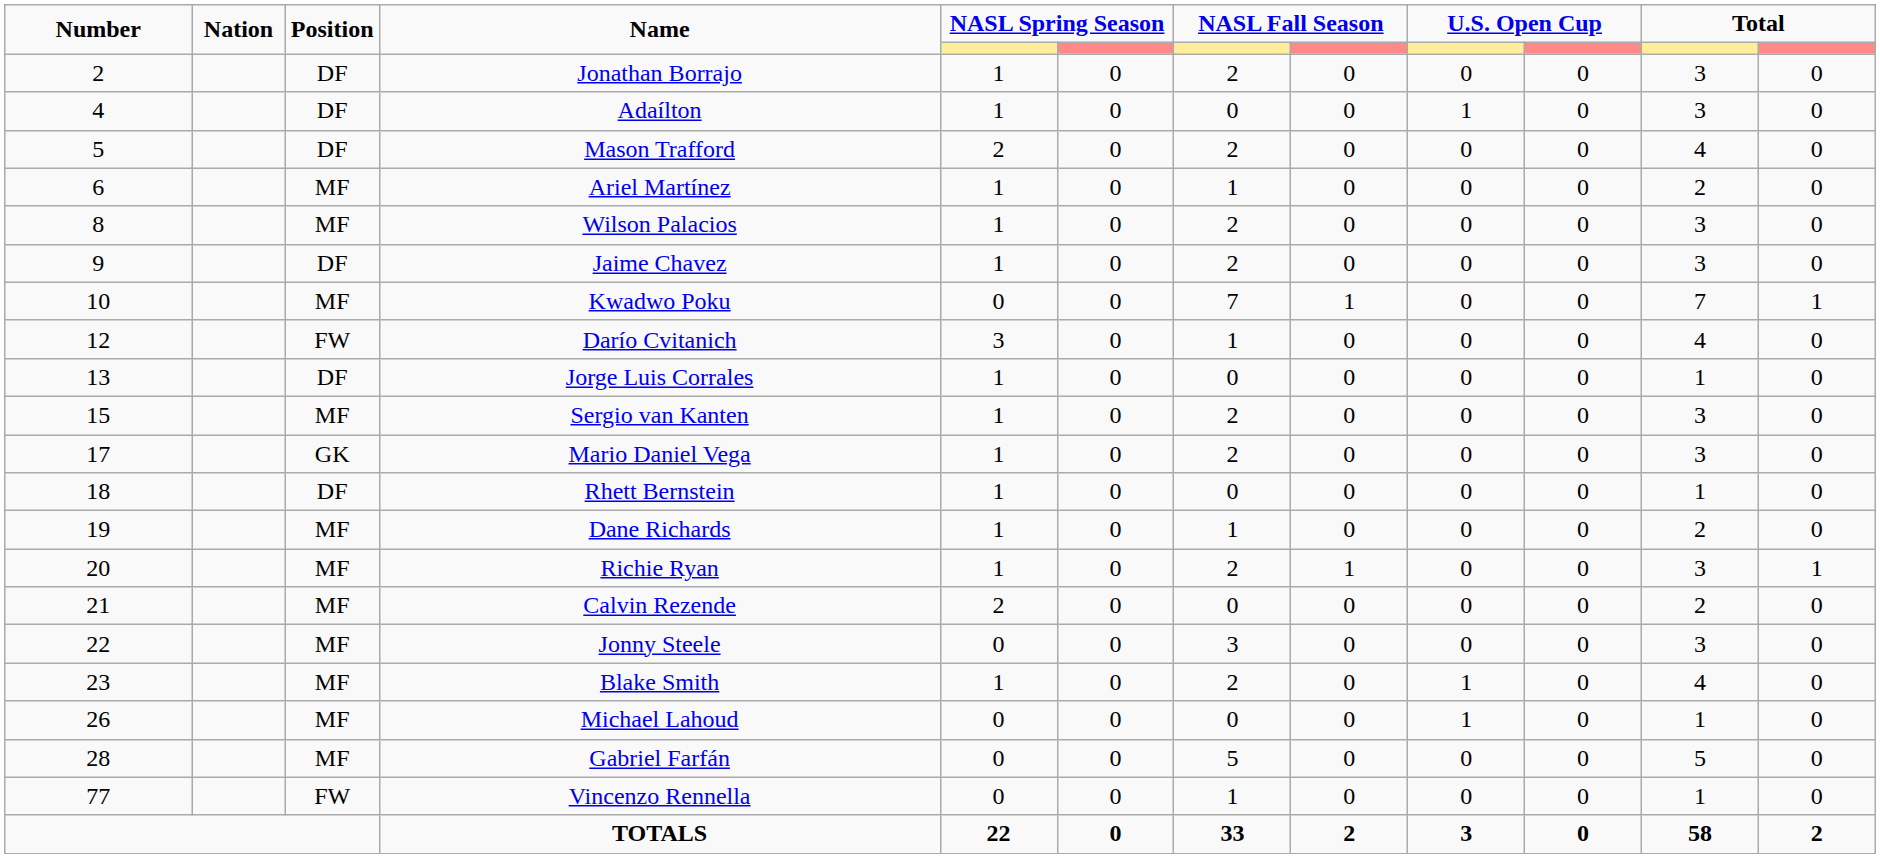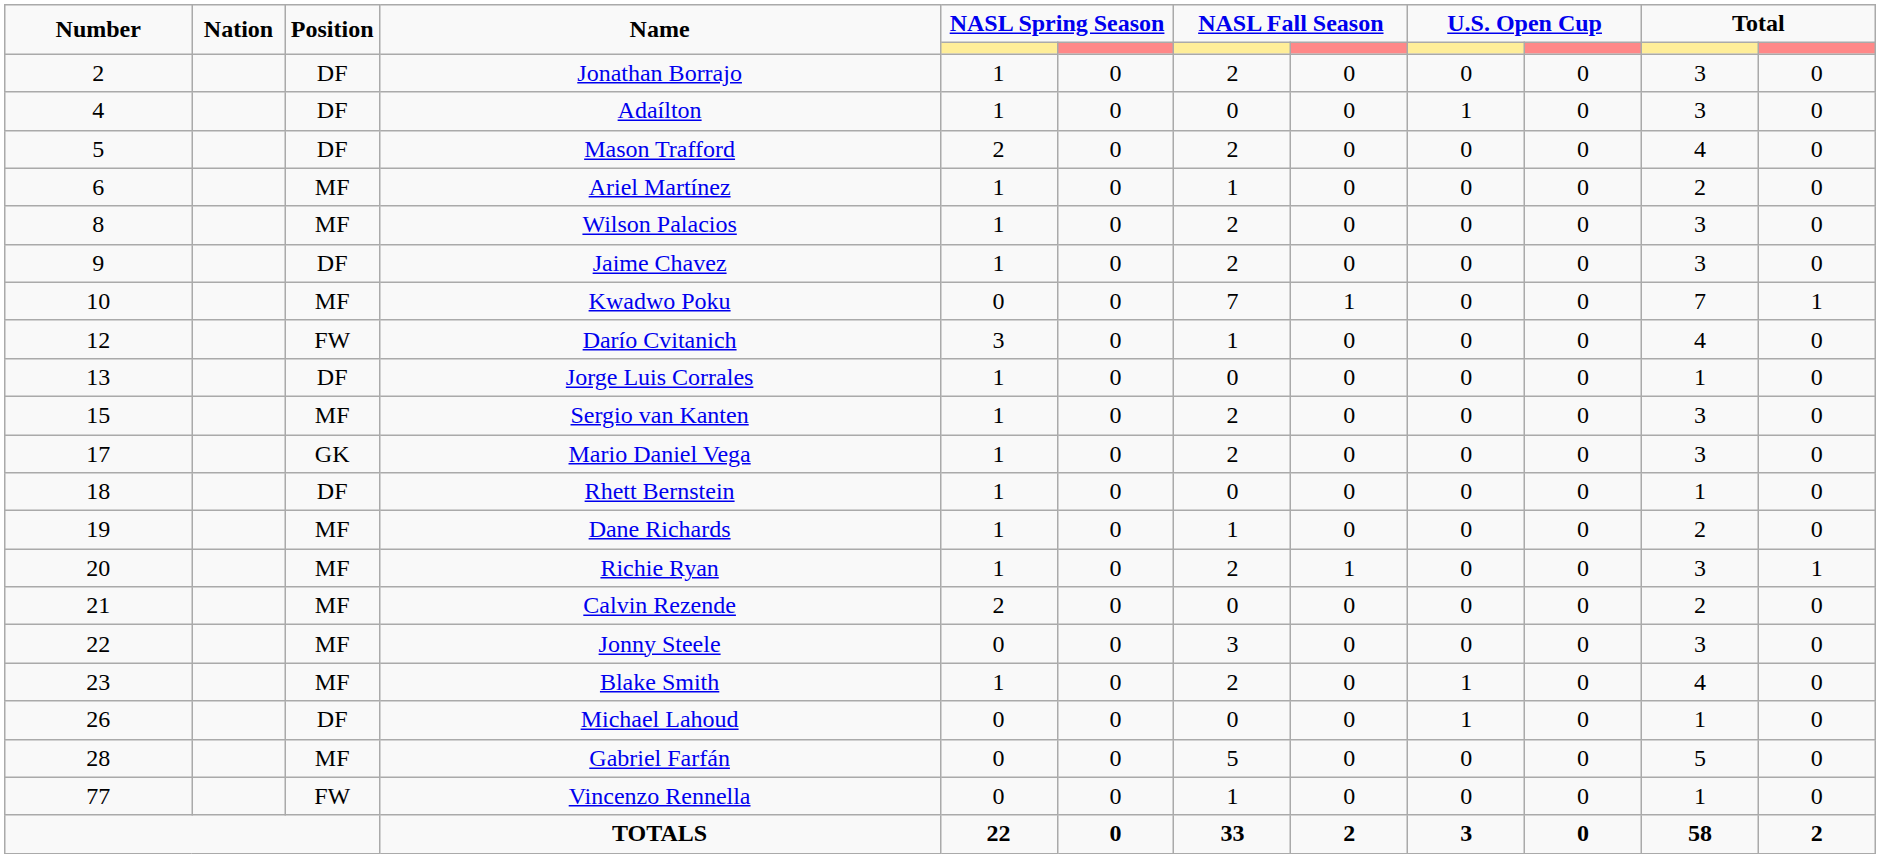(332, 719) MF -> (332, 719) DF
